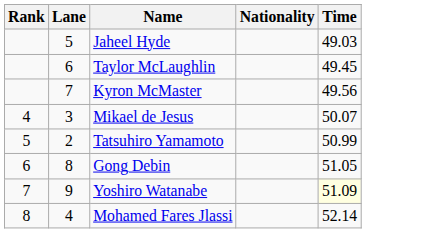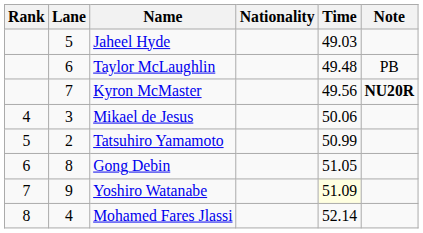+ column: (389, 16)
(340, 66) 49.45 -> (340, 66) 49.48
(340, 116) 50.07 -> (340, 116) 50.06
